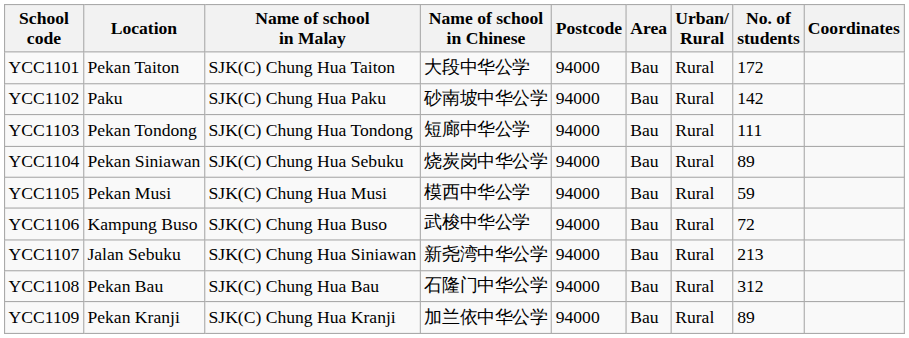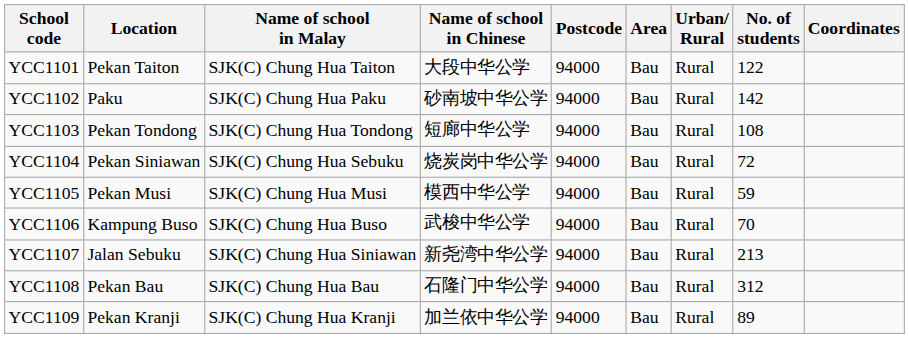(750, 67) 172 -> (750, 67) 122
(750, 130) 111 -> (750, 130) 108
(746, 161) 89 -> (746, 161) 72
(746, 223) 72 -> (746, 223) 70
